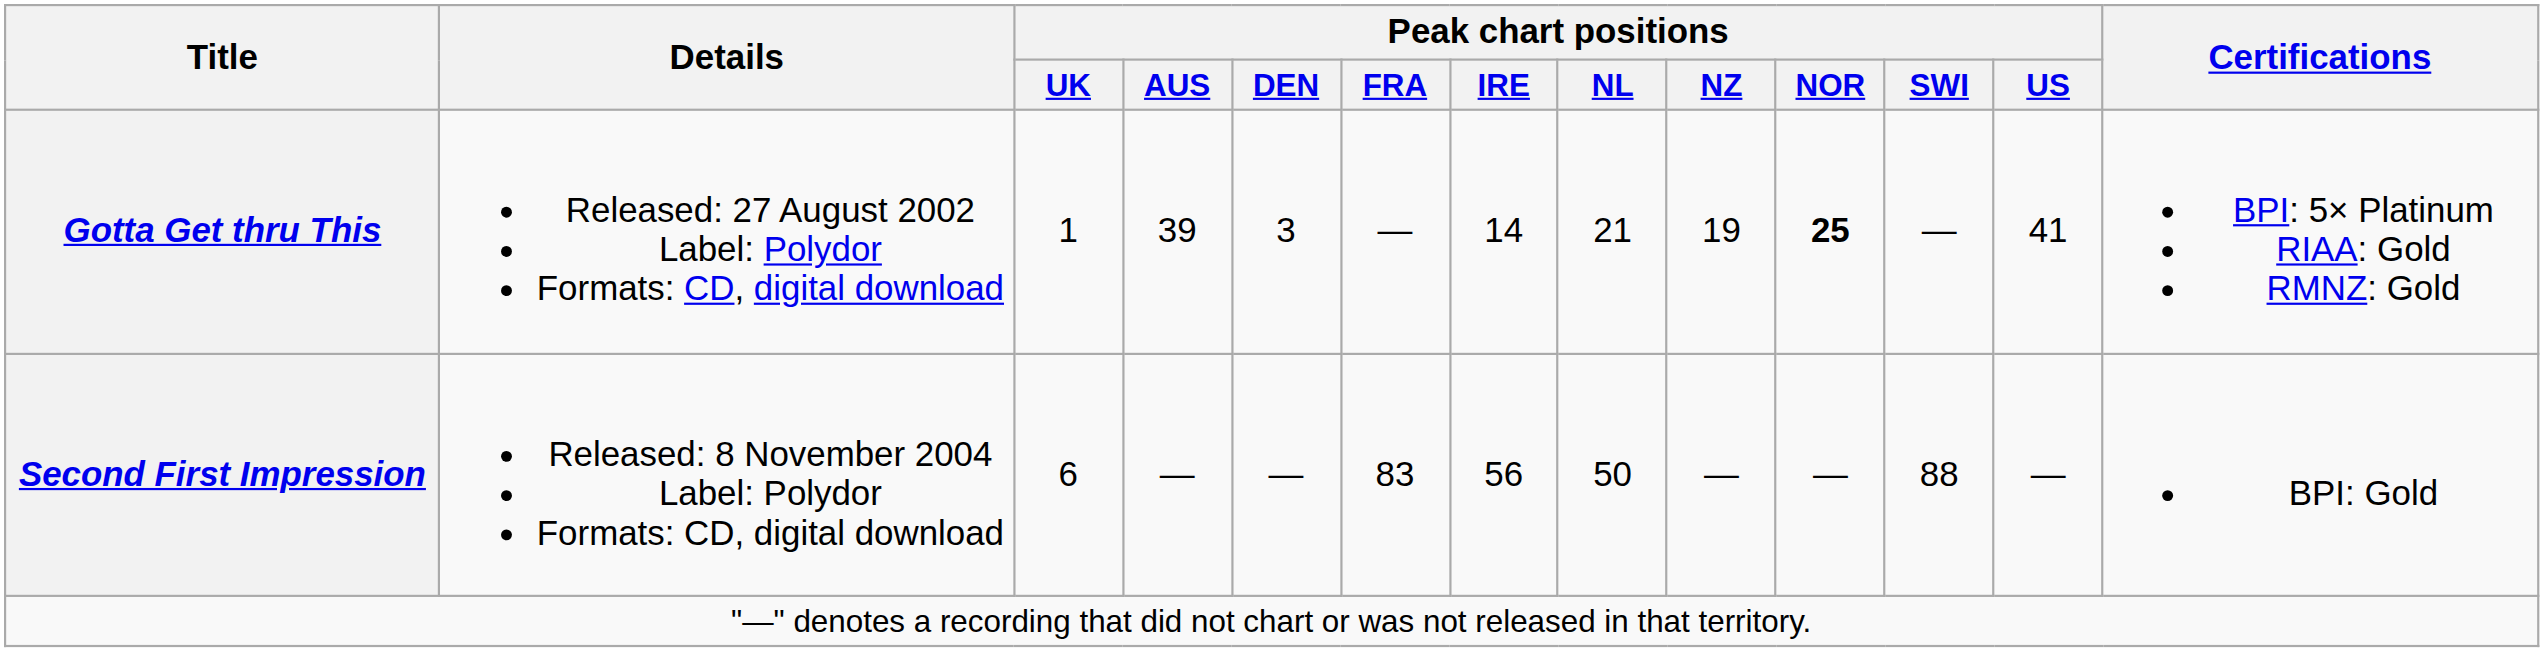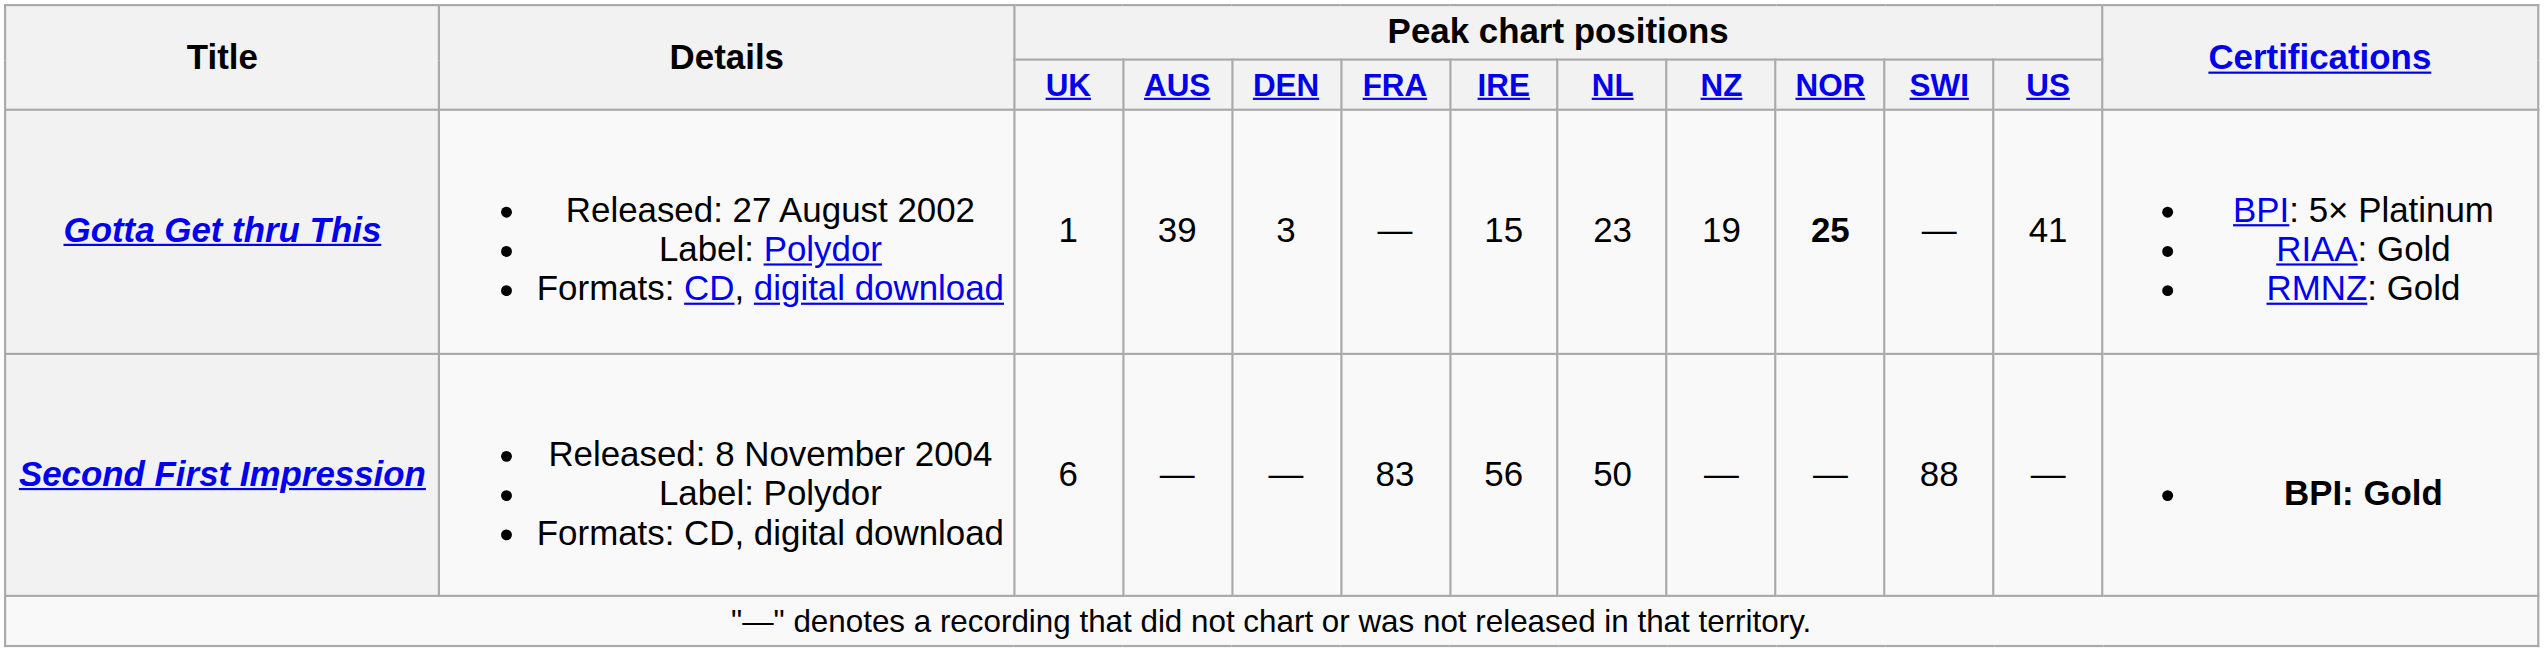(1504, 230) 14 -> (1504, 230) 15
(1613, 230) 21 -> (1613, 230) 23
(2320, 494) normal -> (2320, 494) bold
